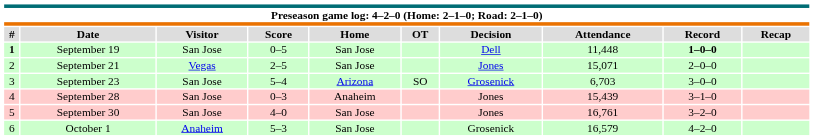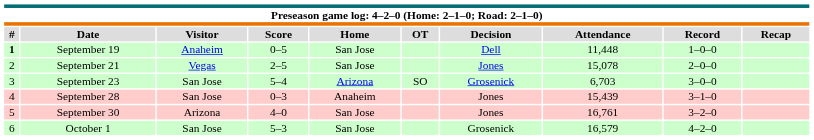(202, 50) San Jose -> (202, 50) Anaheim
(702, 50) bold -> (702, 50) normal
(603, 65) 15,071 -> (603, 65) 15,078
(202, 112) San Jose -> (202, 112) Arizona
(202, 128) Anaheim -> (202, 128) San Jose
